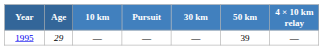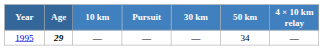(59, 38) normal -> (59, 38) bold
(245, 38) 39 -> (245, 38) 34
